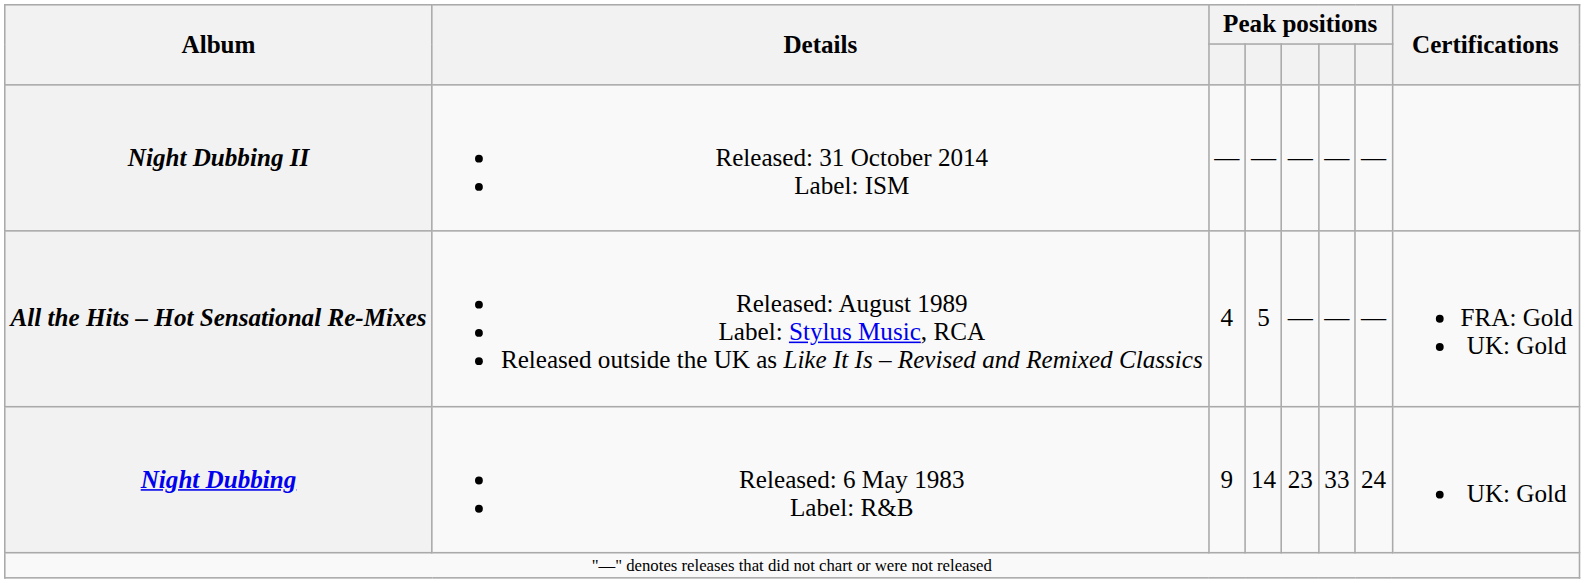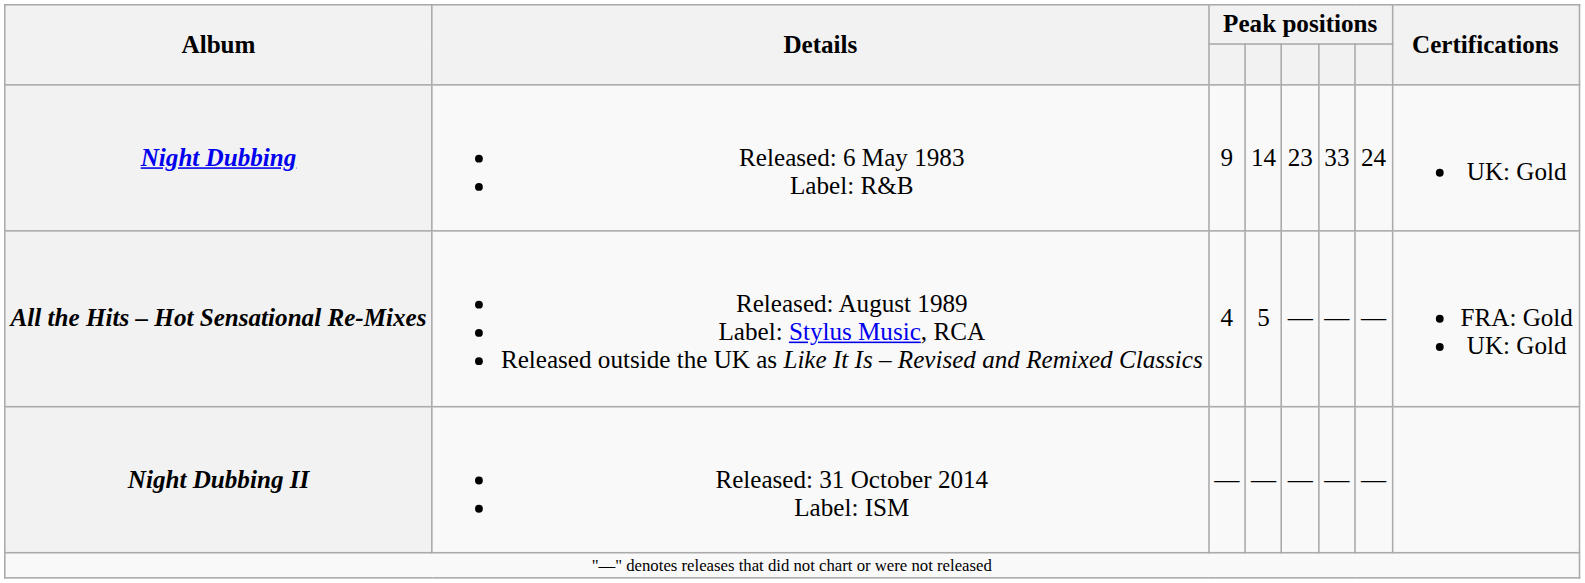rows swapped: (219, 478) <-> (219, 157)
